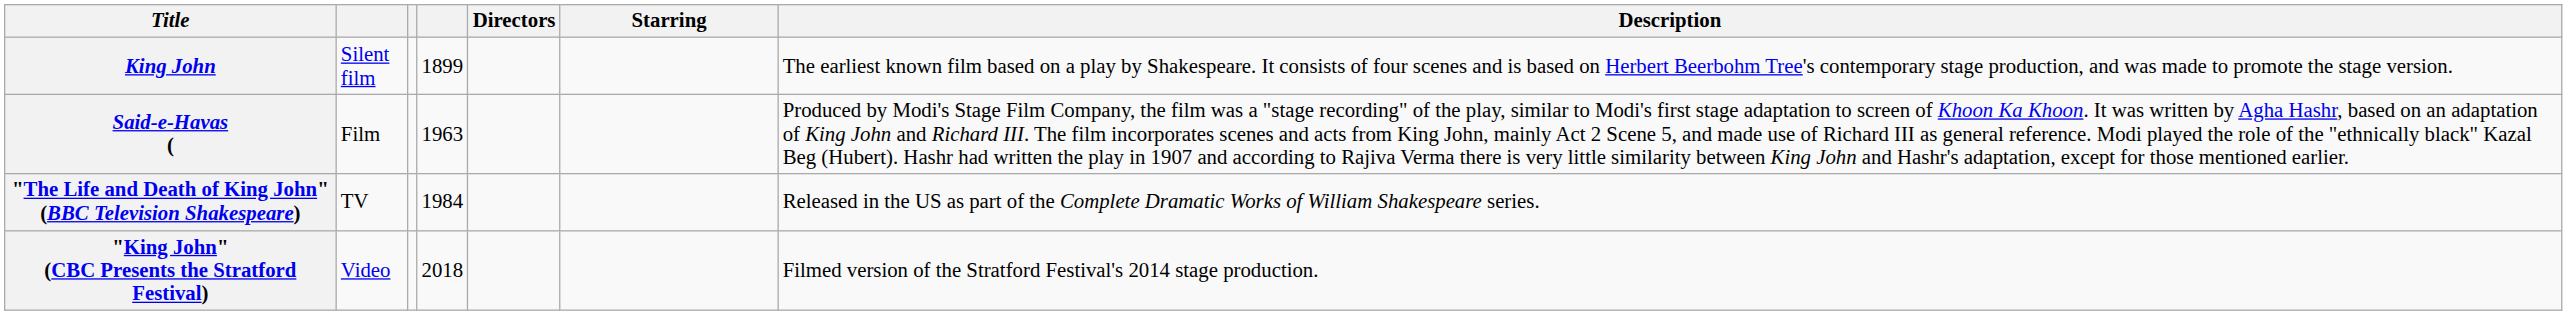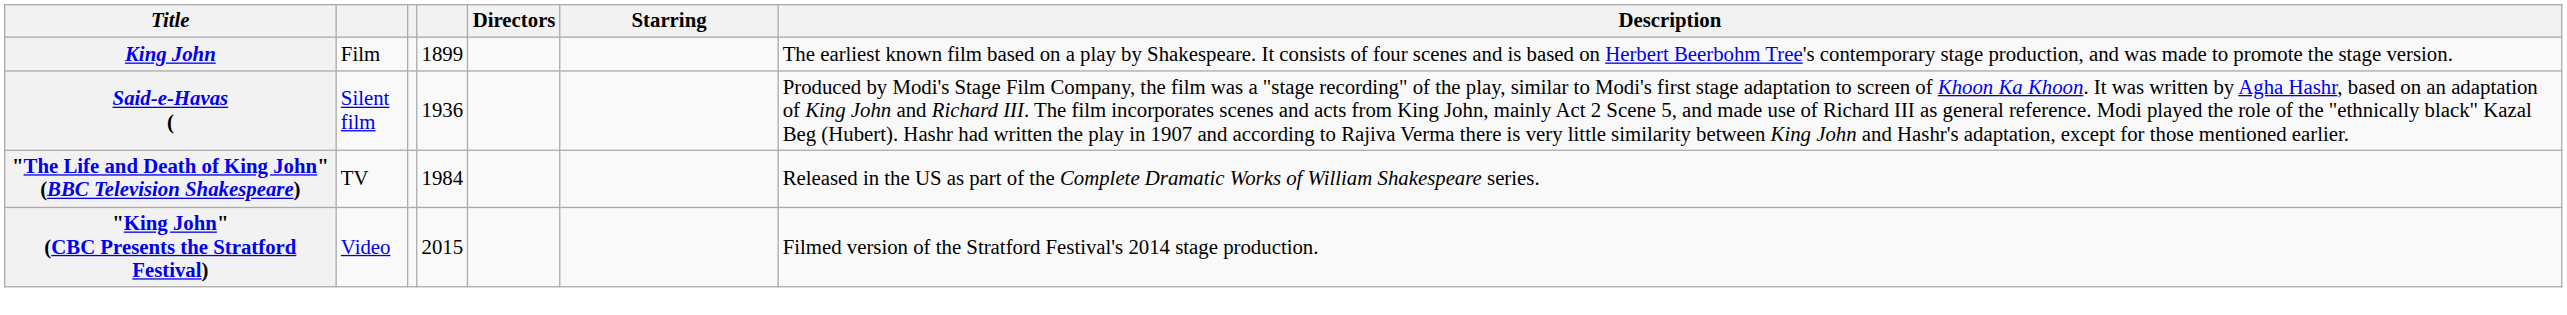(365, 65) Silent film -> (361, 53) Film
(361, 133) Film -> (365, 110) Silent film
(442, 133) 1963 -> (442, 110) 1936
(442, 269) 2018 -> (442, 246) 2015
